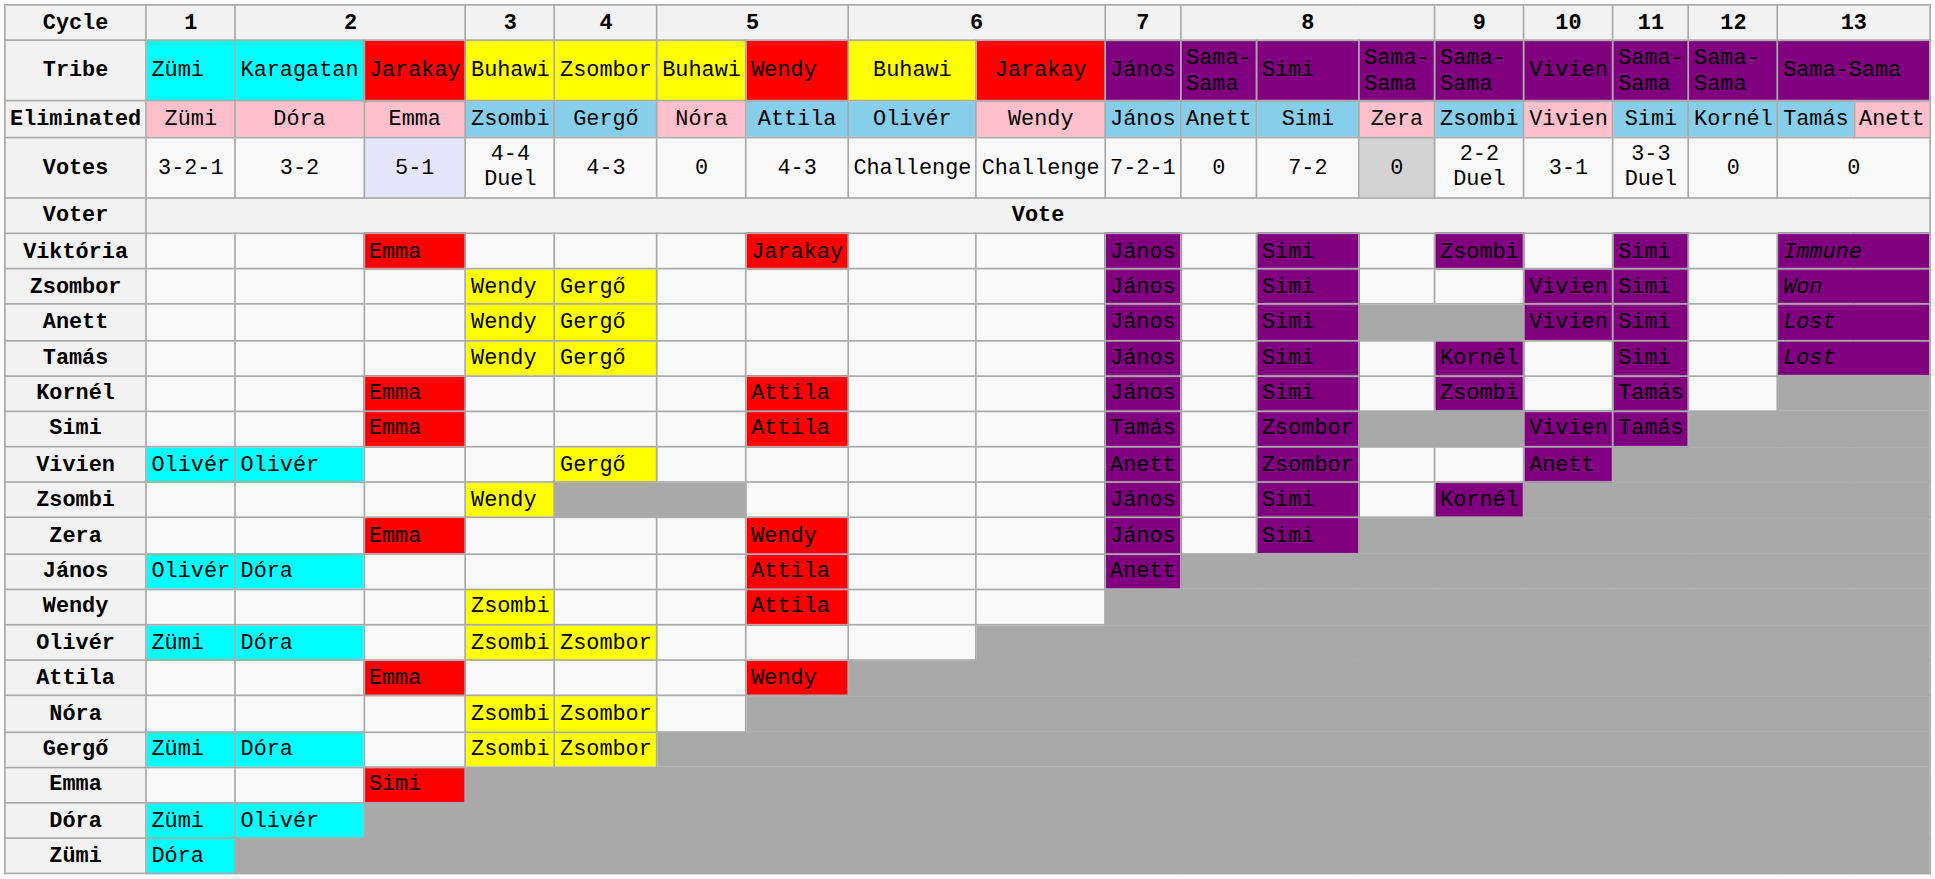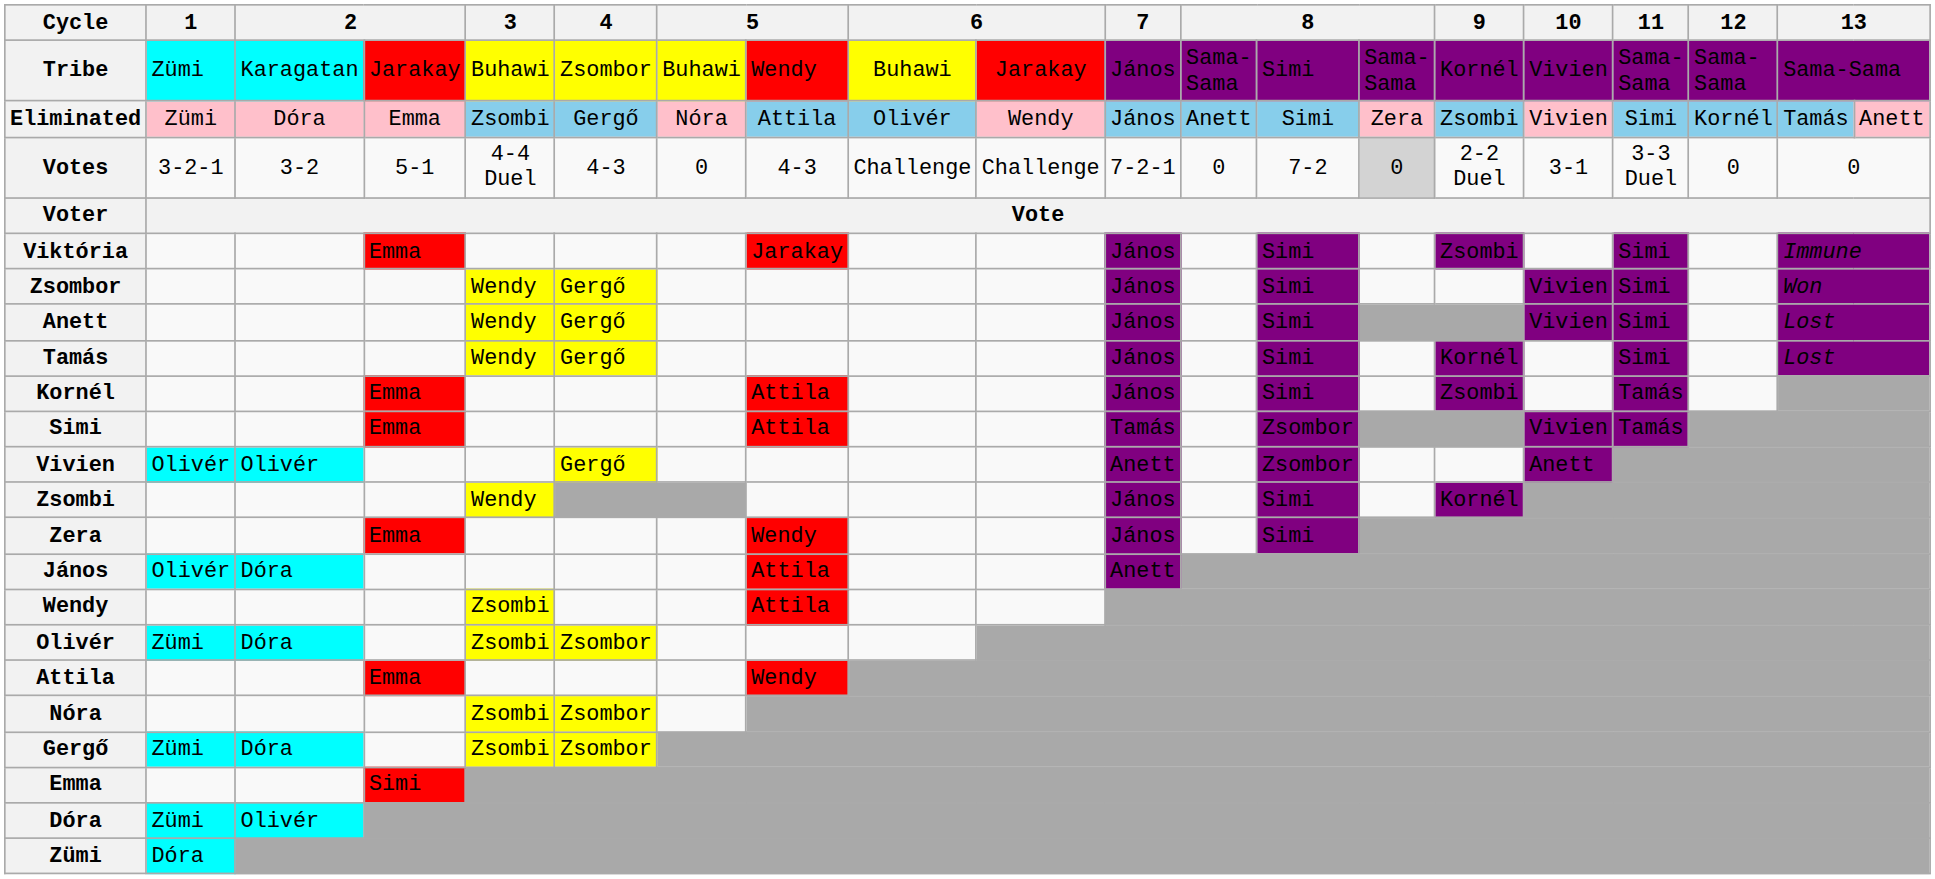(1473, 71) Sama-Sama -> (1479, 71) Kornél
(415, 167) lavender background -> (415, 167) no background
